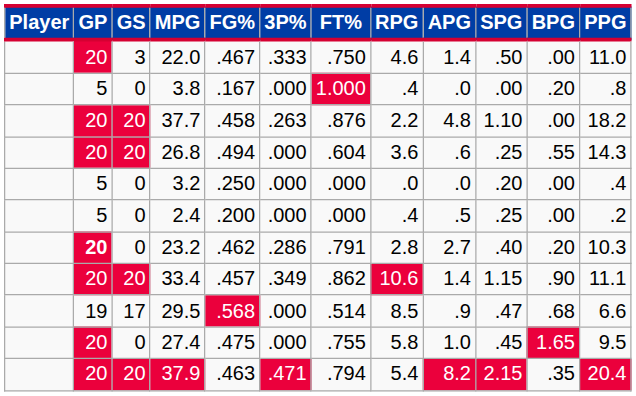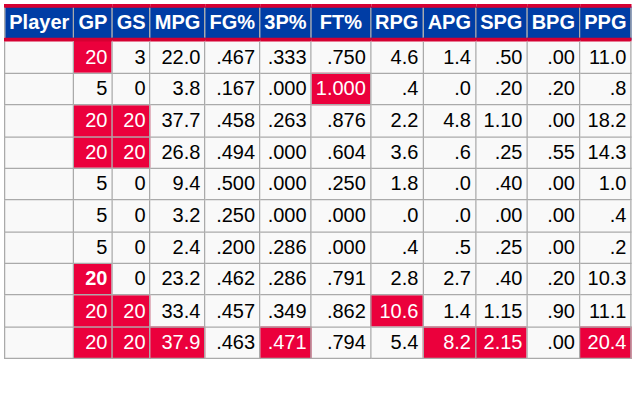(509, 88) .00 -> (509, 88) .20
+ row: (186, 183)
(509, 183) .20 -> (509, 215) .00
(287, 215) .000 -> (287, 247) .286
- row: (181, 310)
- row: (181, 342)
(561, 374) .35 -> (561, 342) .00
